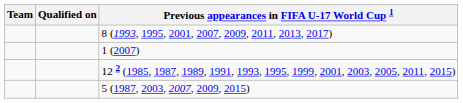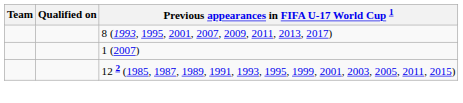- row: (176, 89)
